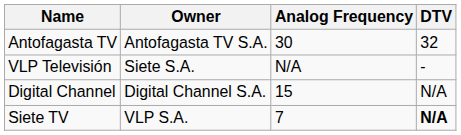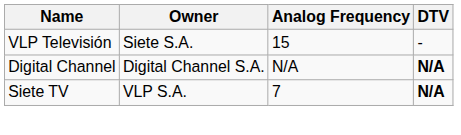- row: (63, 42)
(288, 67) N/A -> (281, 42) 15
(284, 92) 15 -> (285, 67) N/A
(434, 92) normal -> (431, 67) bold
